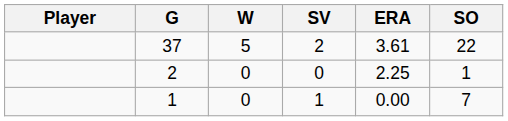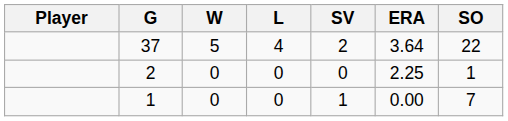+ column: (279, 18)
(393, 45) 3.61 -> (407, 45) 3.64
